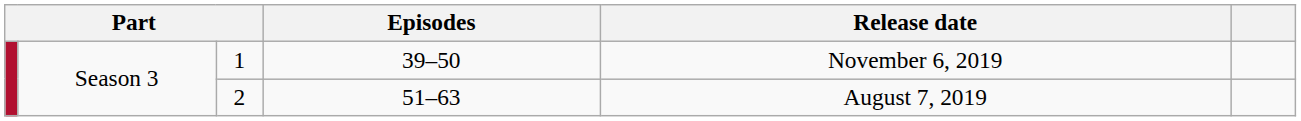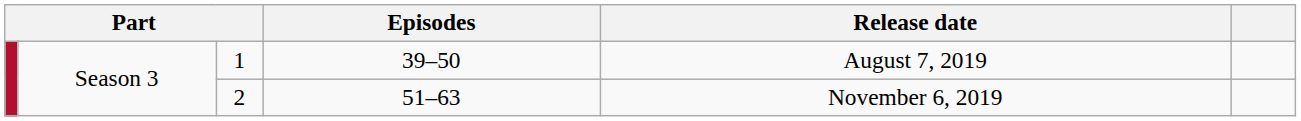(915, 60) November 6, 2019 -> (915, 60) August 7, 2019
(915, 97) August 7, 2019 -> (915, 97) November 6, 2019
